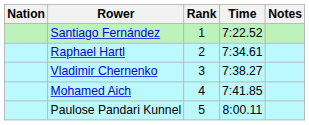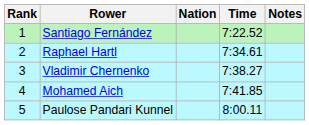columns swapped: (202, 14) <-> (26, 14)
